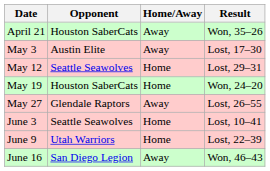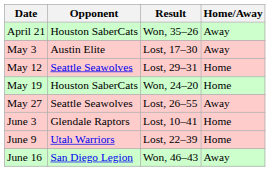columns swapped: (173, 13) <-> (235, 13)
(90, 103) Glendale Raptors -> (92, 103) Seattle Seawolves
(92, 121) Seattle Seawolves -> (90, 121) Glendale Raptors
